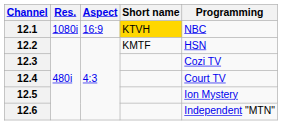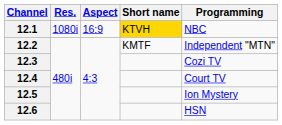(195, 45) HSN -> (230, 45) Independent "MTN"
(230, 111) Independent "MTN" -> (195, 111) HSN
